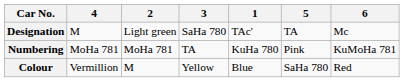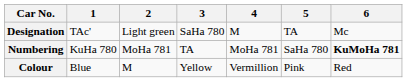columns swapped: (255, 13) <-> (94, 13)
(294, 49) Pink -> (306, 49) SaHa 780
(365, 49) normal -> (366, 49) bold
(306, 67) SaHa 780 -> (294, 67) Pink
